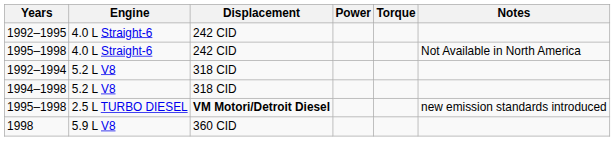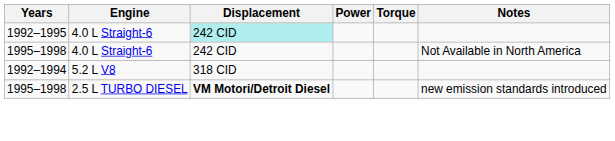(215, 32) no background -> (215, 32) paleturquoise background
- row: (37, 88)
- row: (20, 126)
